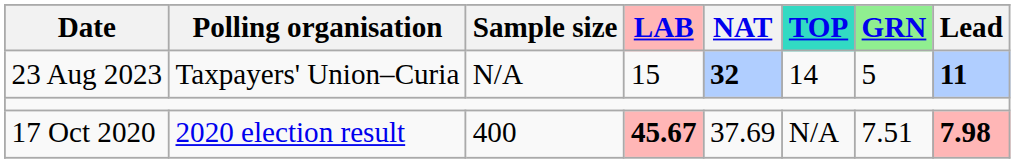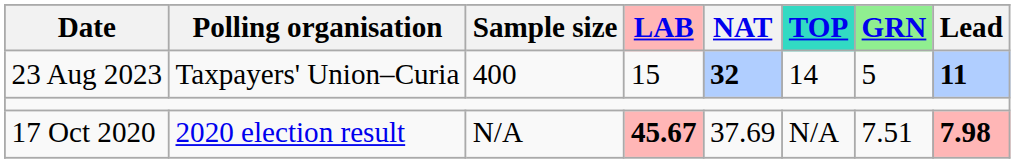(498, 73) N/A -> (495, 73) 400
(495, 133) 400 -> (498, 133) N/A
